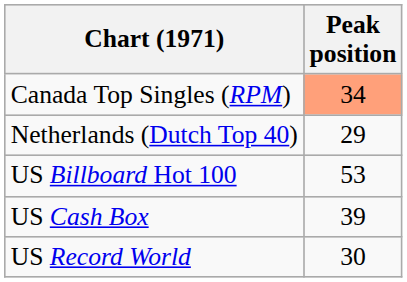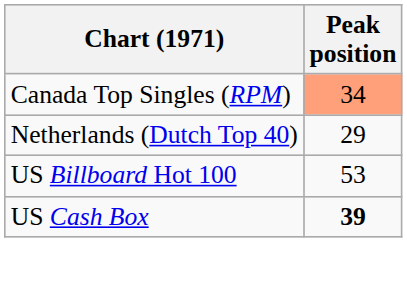(353, 216) normal -> (353, 216) bold
- row: (101, 256)
